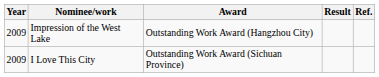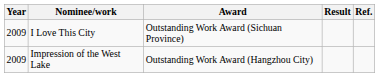rows swapped: (75, 33) <-> (63, 59)
